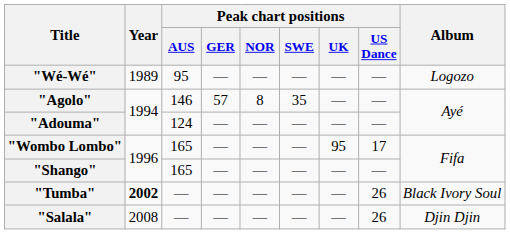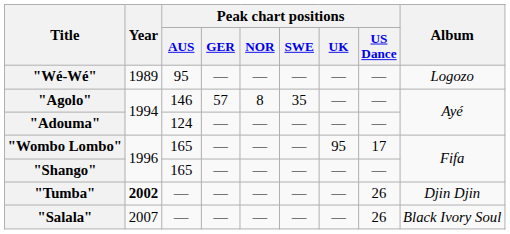(452, 193) Black Ivory Soul -> (452, 193) Djin Djin
(143, 217) 2008 -> (143, 217) 2007
(452, 217) Djin Djin -> (452, 217) Black Ivory Soul
